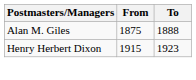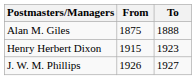+ row: (44, 65)
